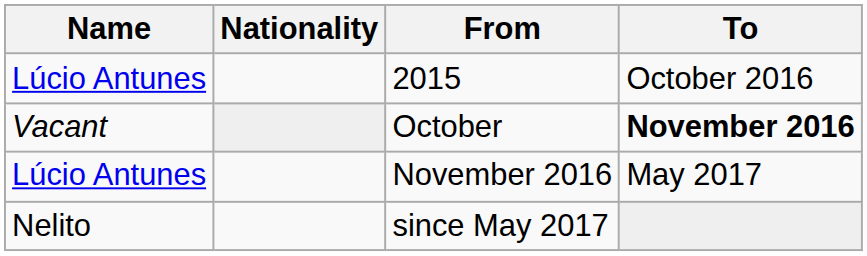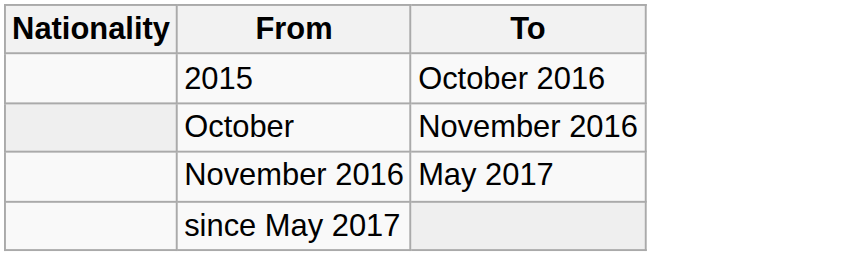- column: (109, 28)
(741, 126) bold -> (528, 126) normal
